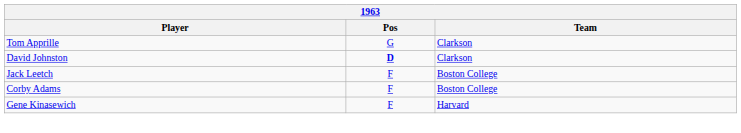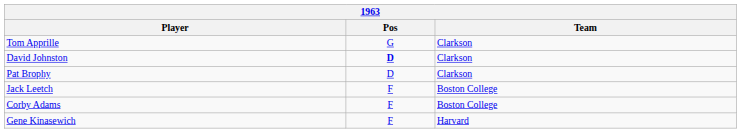+ row: (29, 74)
